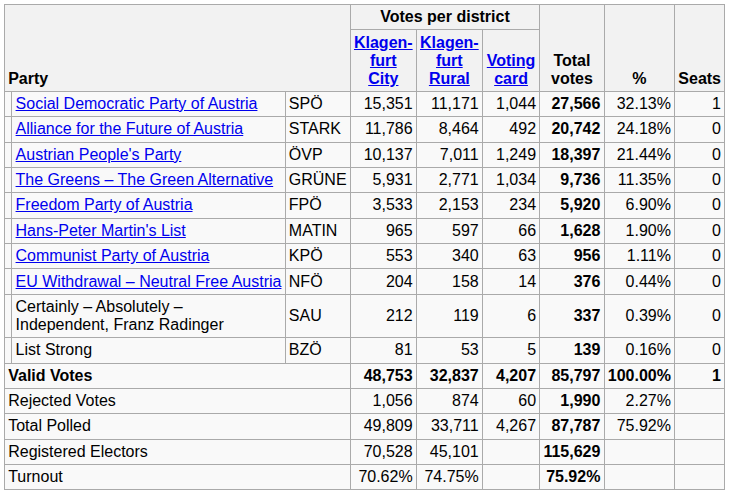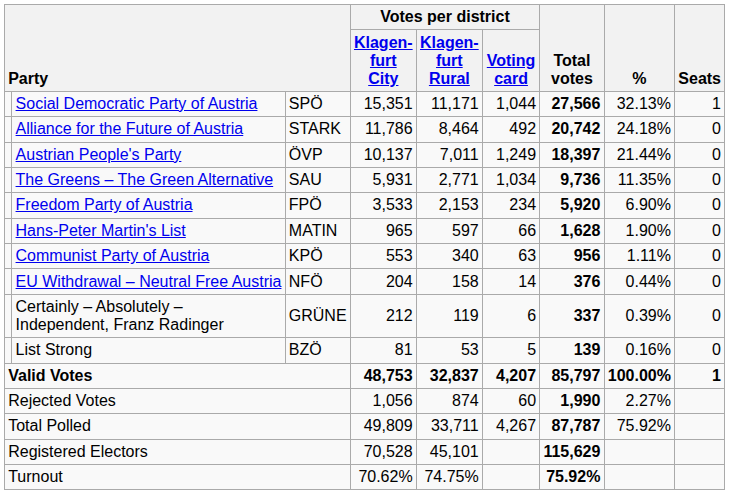(318, 180) GRÜNE -> (305, 180) SAU
(305, 315) SAU -> (318, 315) GRÜNE
